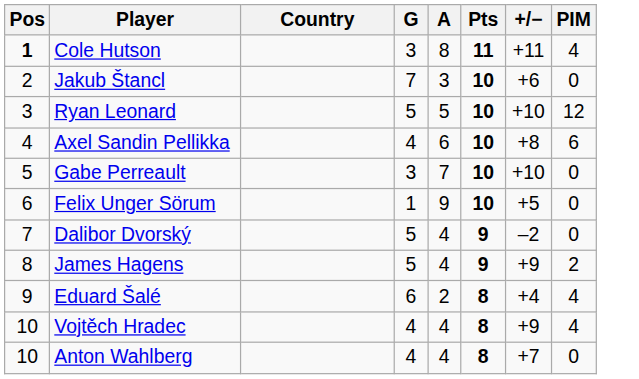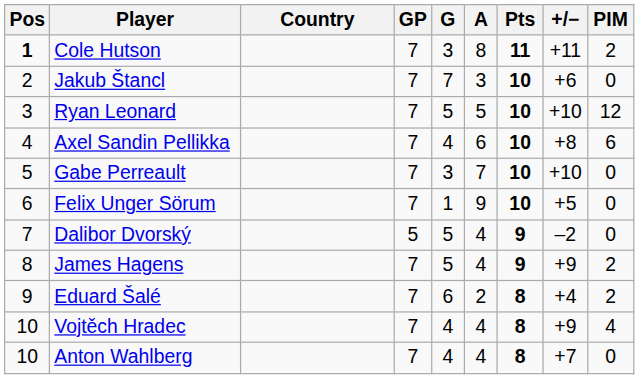+ column: (413, 19)
(574, 50) 4 -> (611, 50) 2
(574, 296) 4 -> (611, 296) 2
